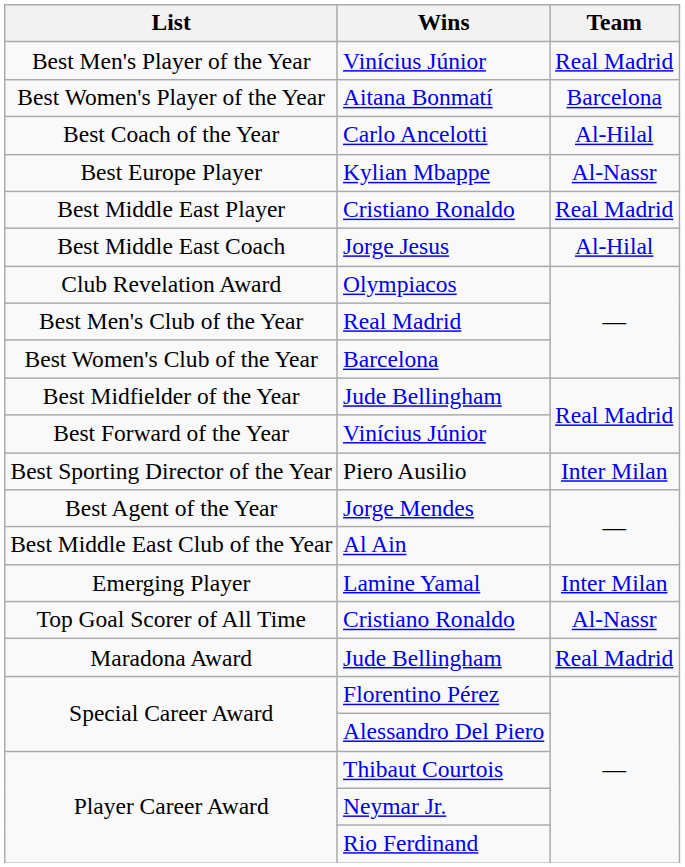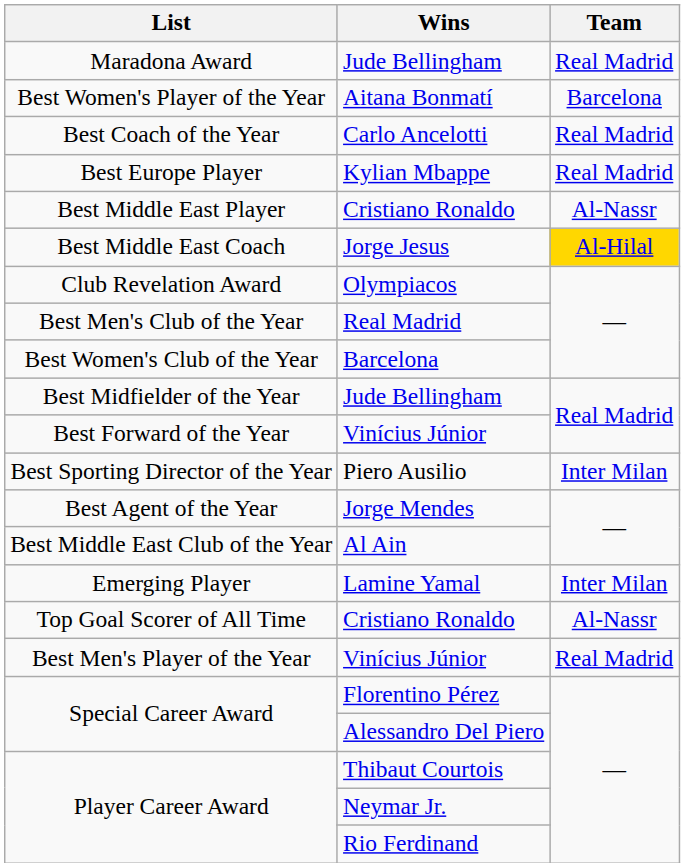rows swapped: (171, 60) <-> (171, 657)
(614, 135) Al-Hilal -> (614, 135) Real Madrid
(614, 172) Al-Nassr -> (614, 172) Real Madrid
(614, 209) Real Madrid -> (614, 209) Al-Nassr
(614, 246) no background -> (614, 246) gold background
